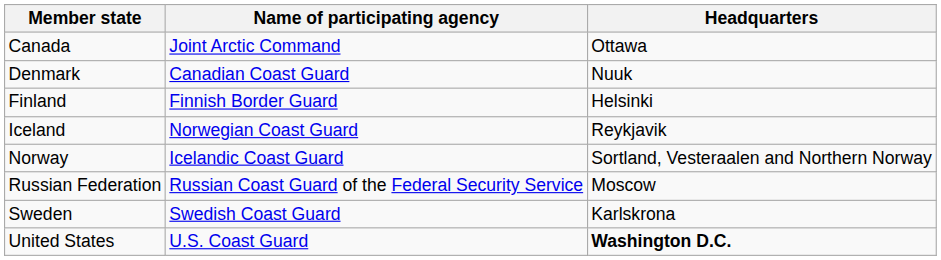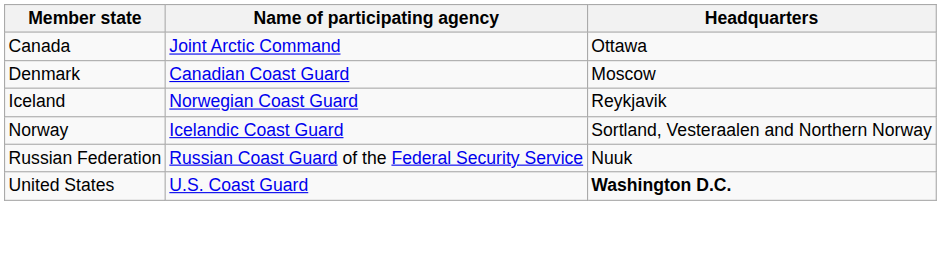(612, 74) Nuuk -> (624, 74) Moscow
- row: (37, 102)
(624, 185) Moscow -> (612, 158) Nuuk
- row: (40, 213)
